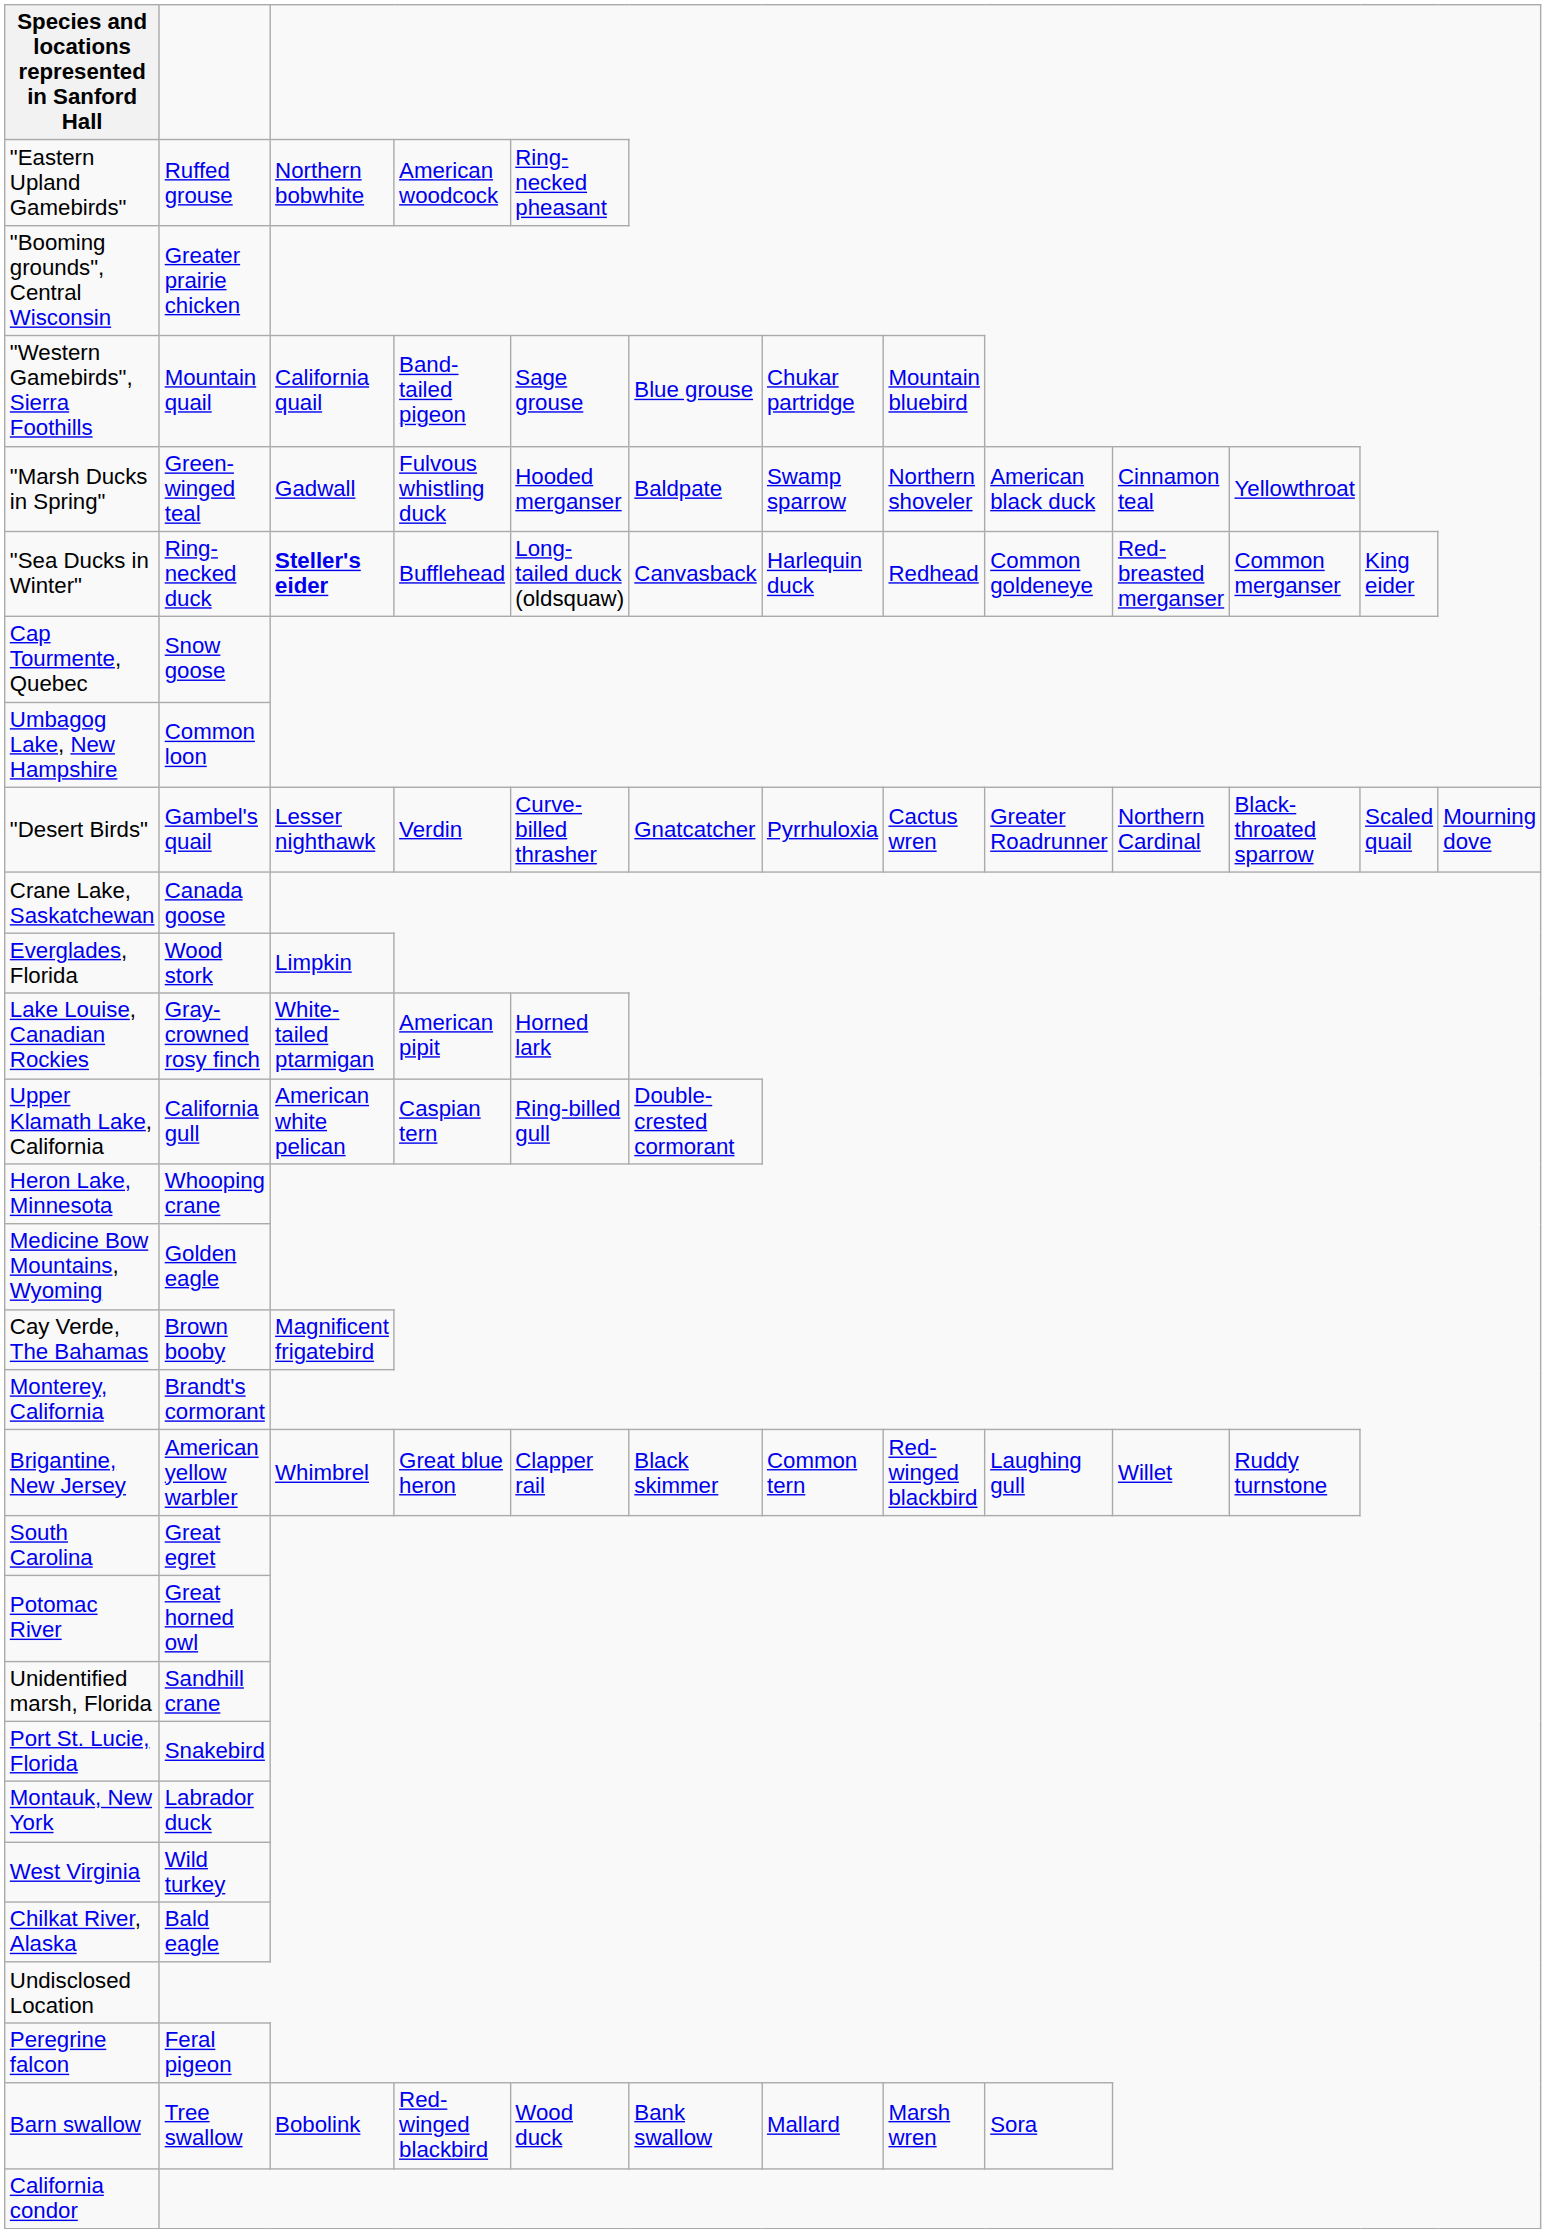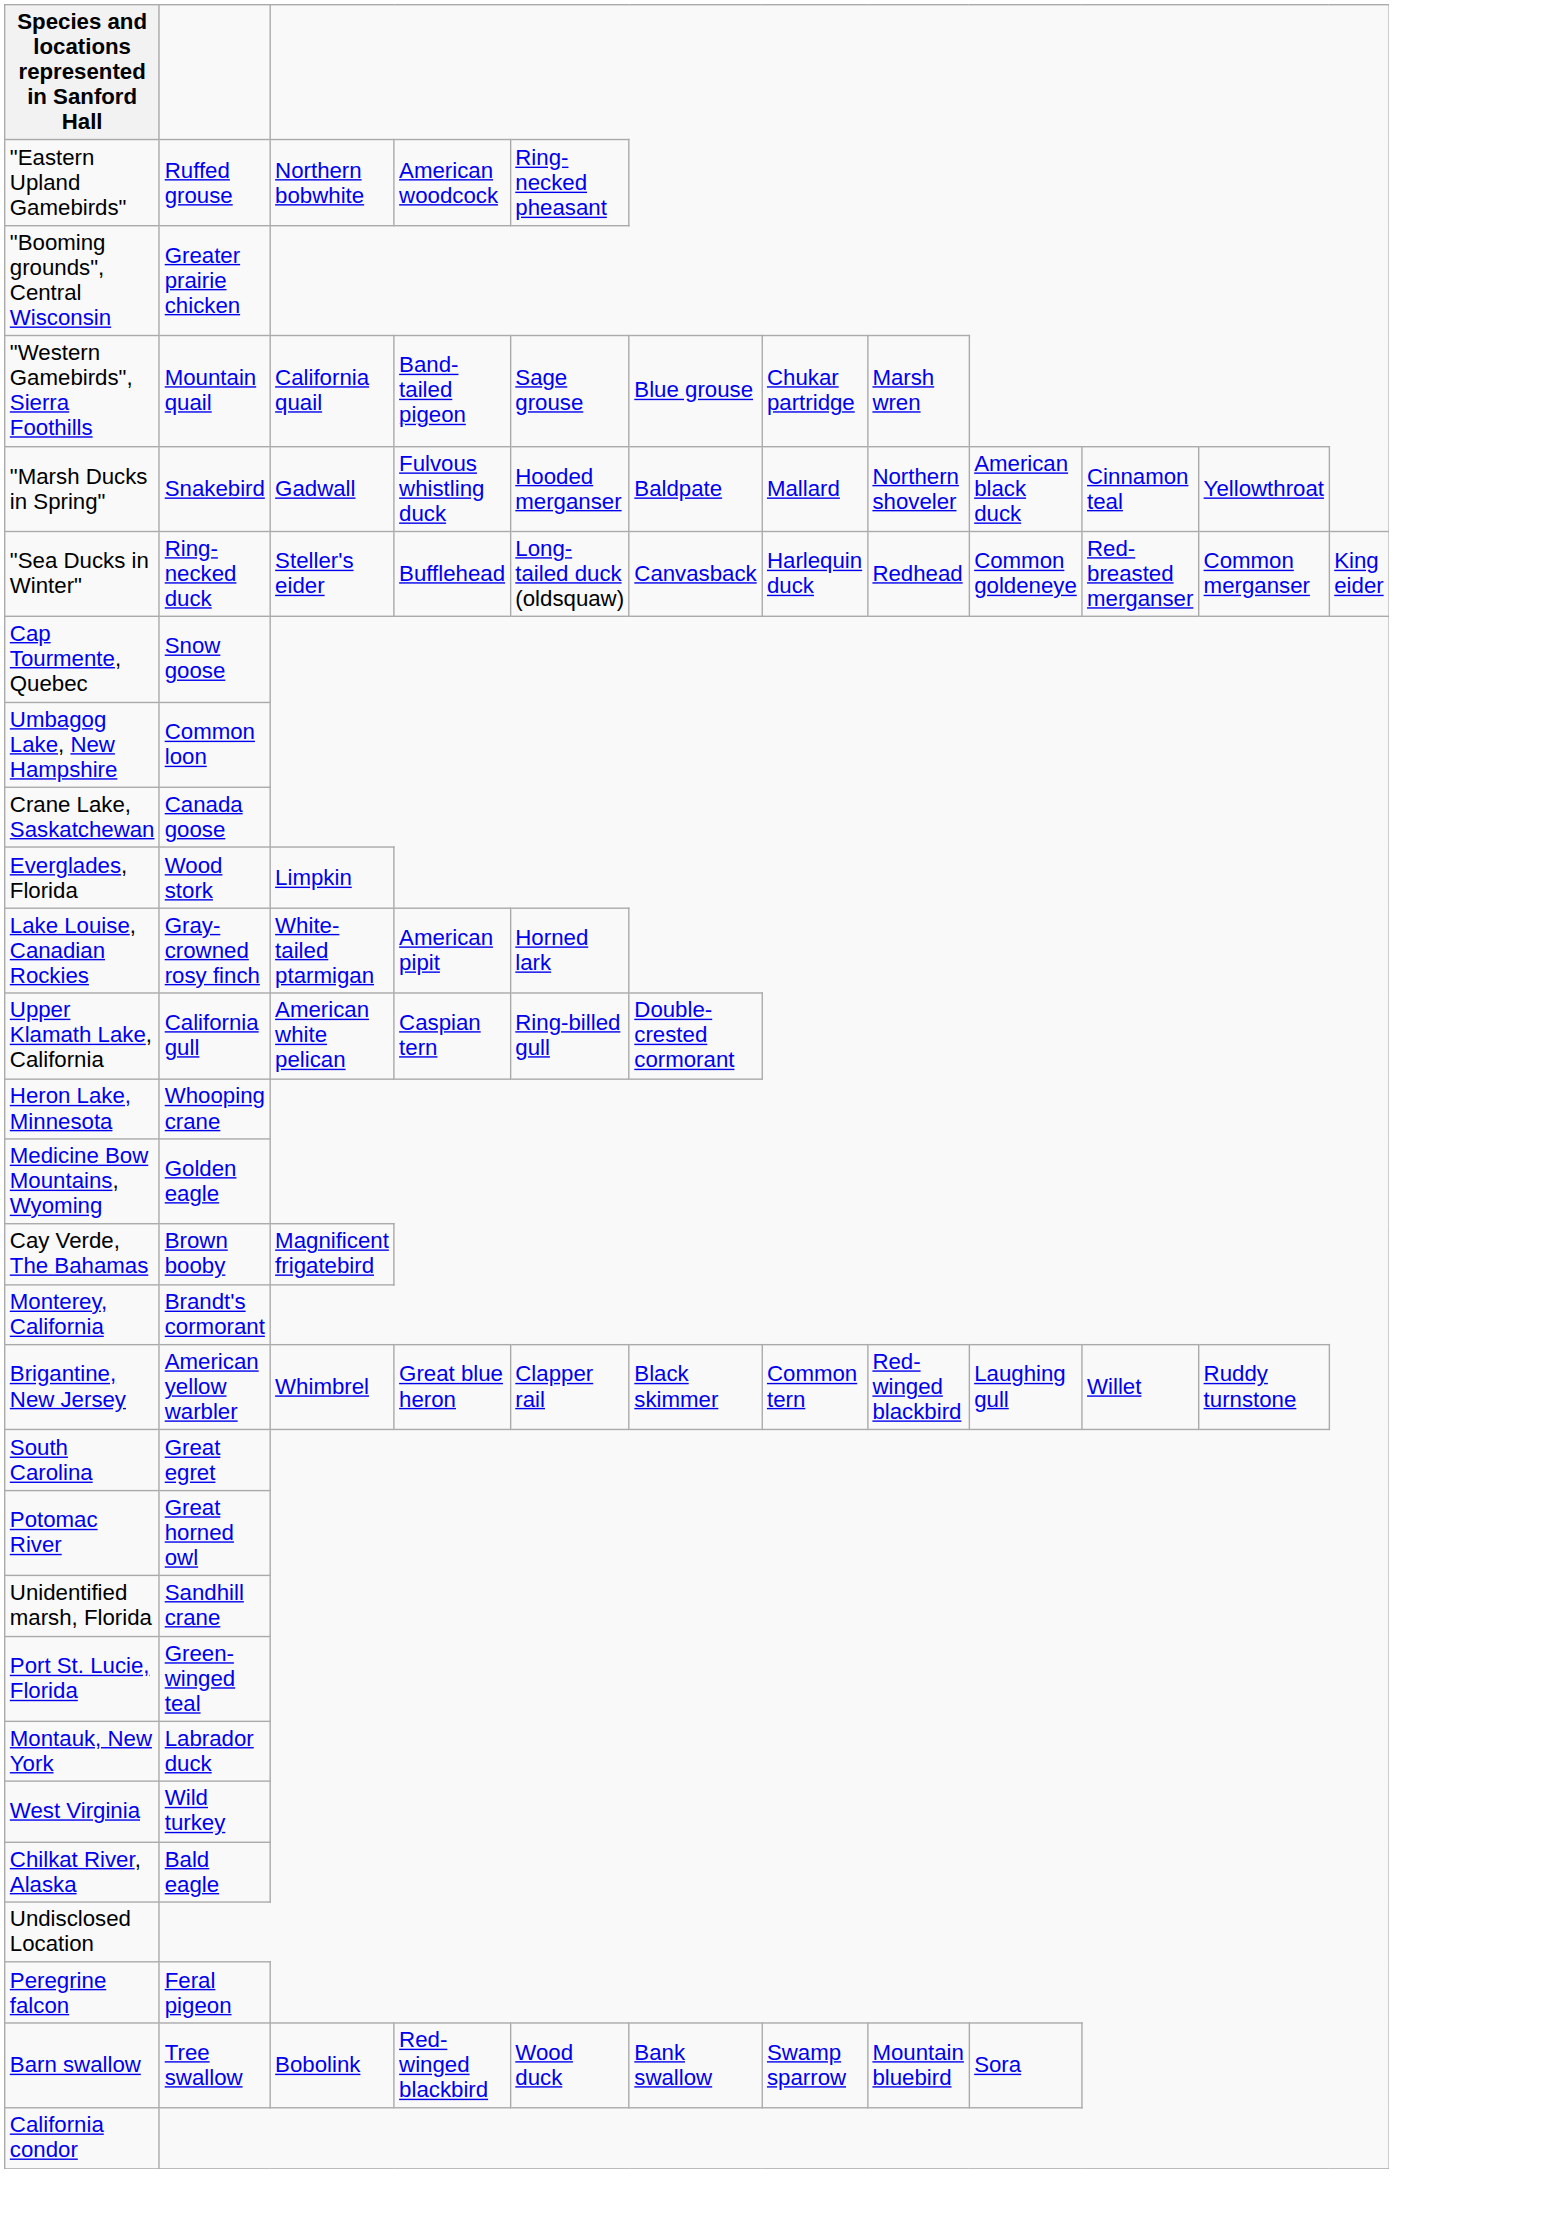(934, 390) Mountain bluebird -> (903, 390) Marsh wren
(200, 488) Green-winged teal -> (215, 488) Snakebird
(807, 488) Swamp sparrow -> (803, 488) Mallard
(318, 573) bold -> (314, 573) normal
- row: (79, 829)
(215, 1751) Snakebird -> (200, 1678) Green-winged teal
(803, 2125) Mallard -> (807, 2065) Swamp sparrow
(919, 2125) Marsh wren -> (918, 2065) Mountain bluebird
